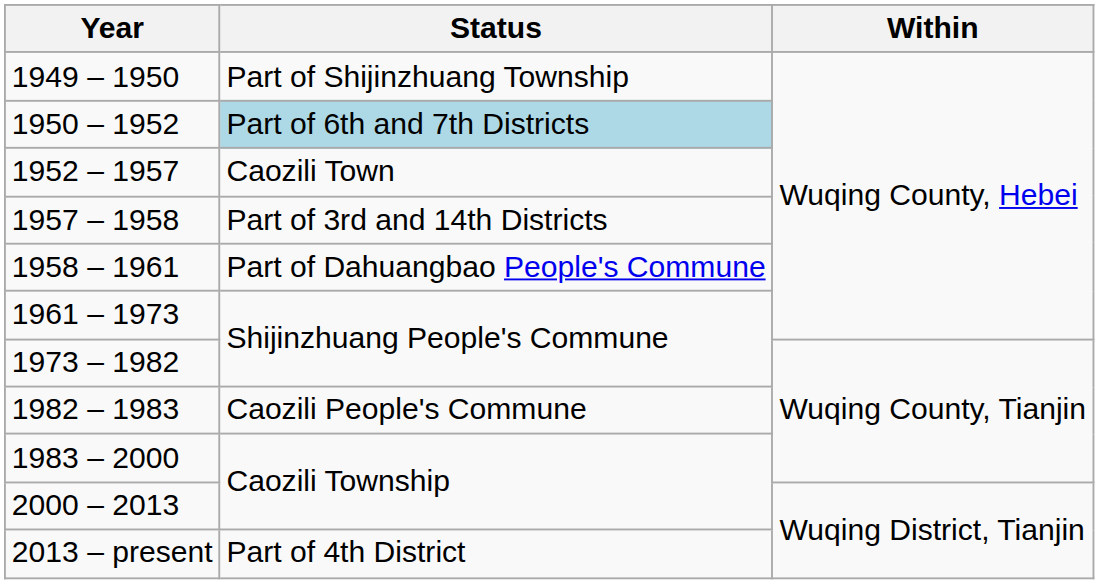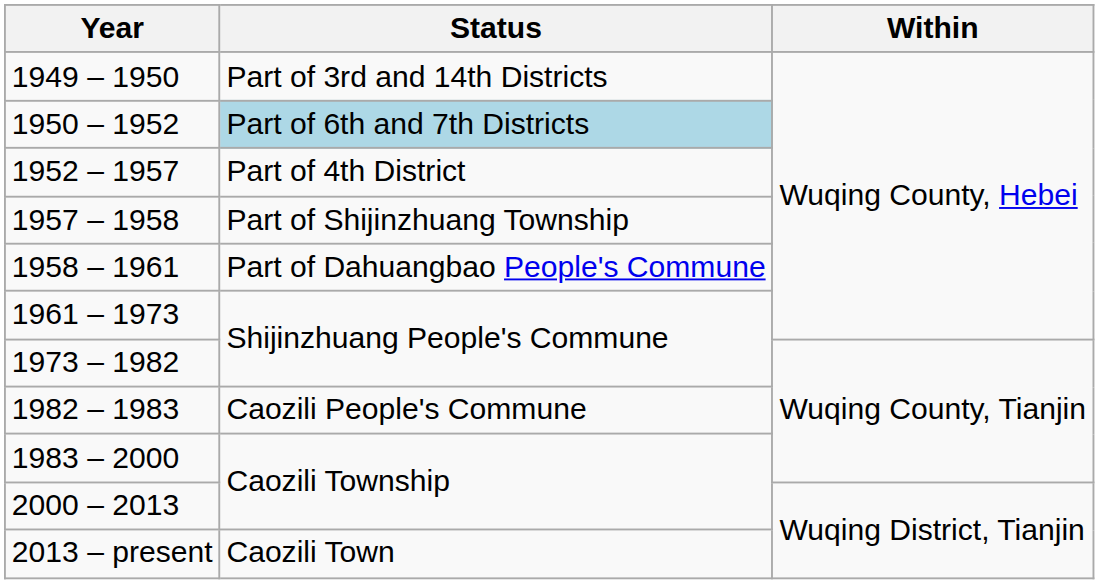(428, 76) Part of Shijinzhuang Township -> (417, 76) Part of 3rd and 14th Districts
(311, 171) Caozili Town -> (346, 171) Part of 4th District
(417, 219) Part of 3rd and 14th Districts -> (428, 219) Part of Shijinzhuang Township
(346, 553) Part of 4th District -> (311, 553) Caozili Town
